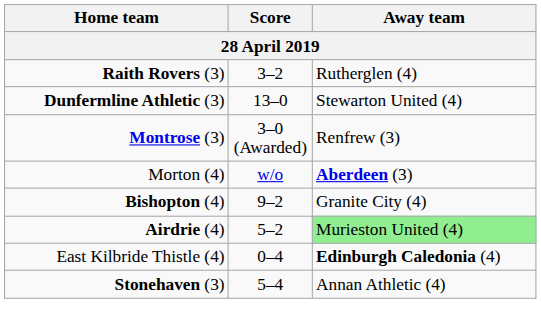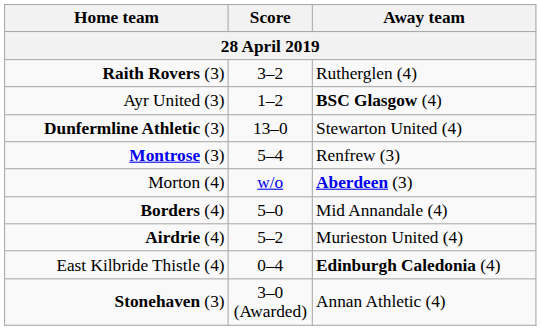+ row: (174, 100)
(270, 137) 3–0 (Awarded) -> (270, 155) 5–4
- row: (175, 202)
+ row: (183, 210)
(389, 229) lightgreen background -> (389, 237) no background
(270, 284) 5–4 -> (270, 301) 3–0 (Awarded)
